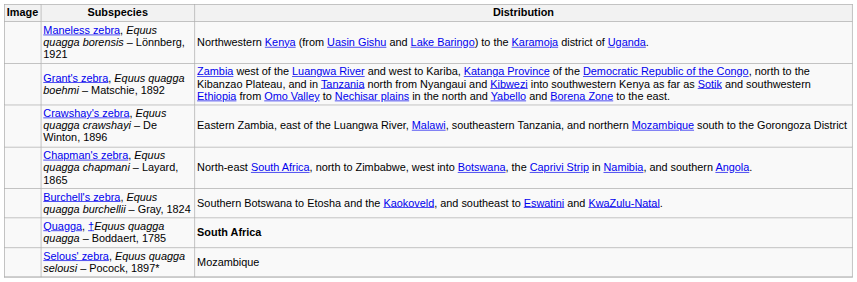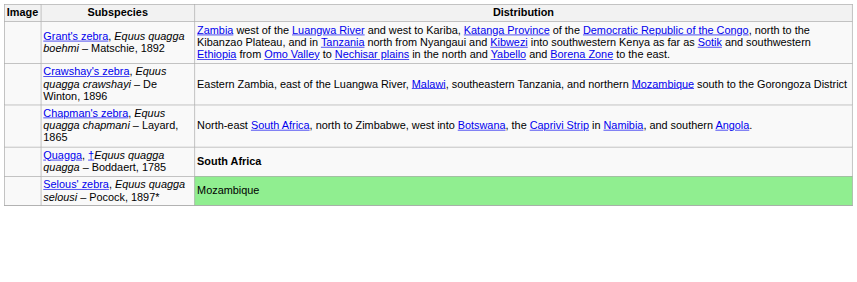- row: (114, 42)
- row: (117, 203)
(228, 262) no background -> (228, 191) lightgreen background
